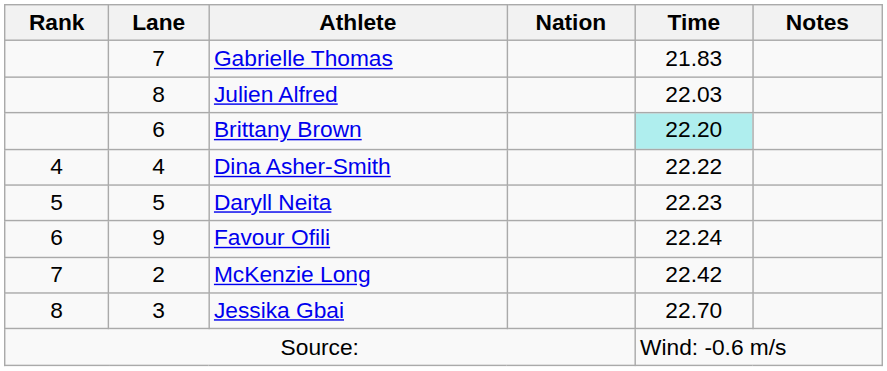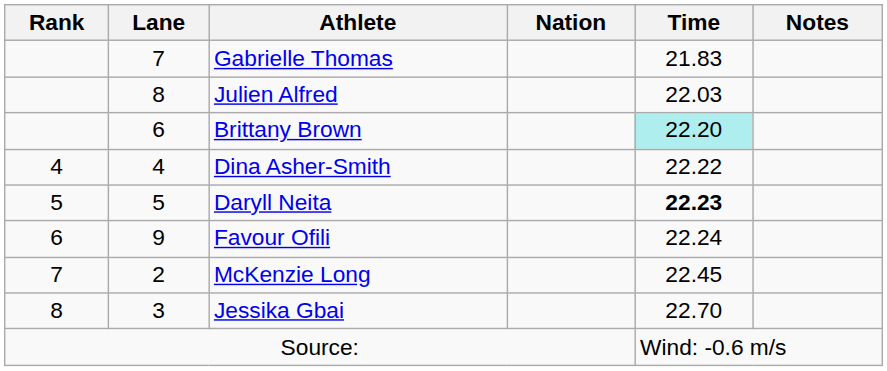(694, 202) normal -> (694, 202) bold
(694, 274) 22.42 -> (694, 274) 22.45
